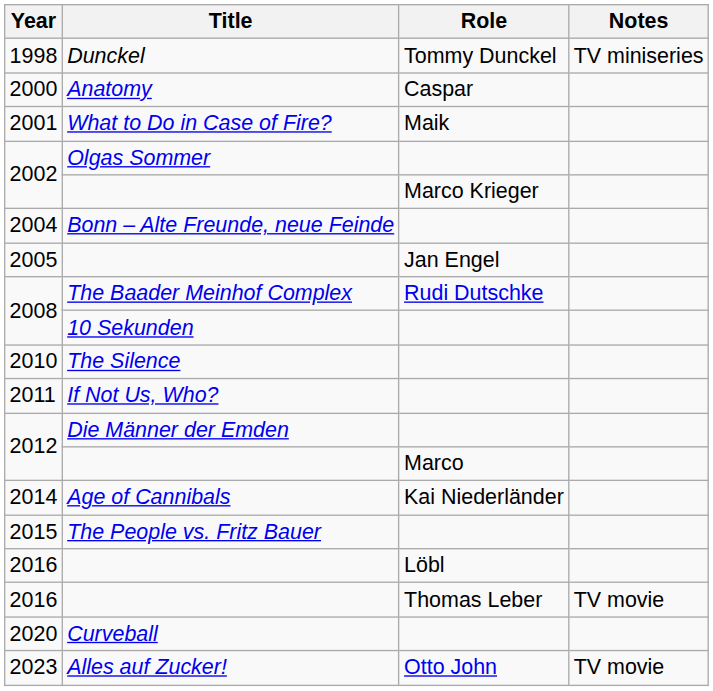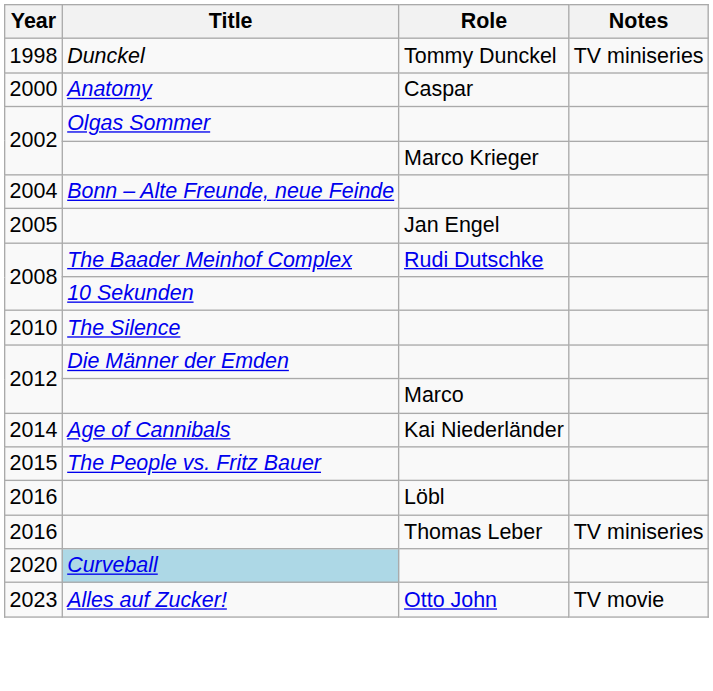- row: (33, 123)
- row: (33, 395)
(619, 599) TV movie -> (639, 531) TV miniseries
(112, 633) no background -> (112, 565) lightblue background
